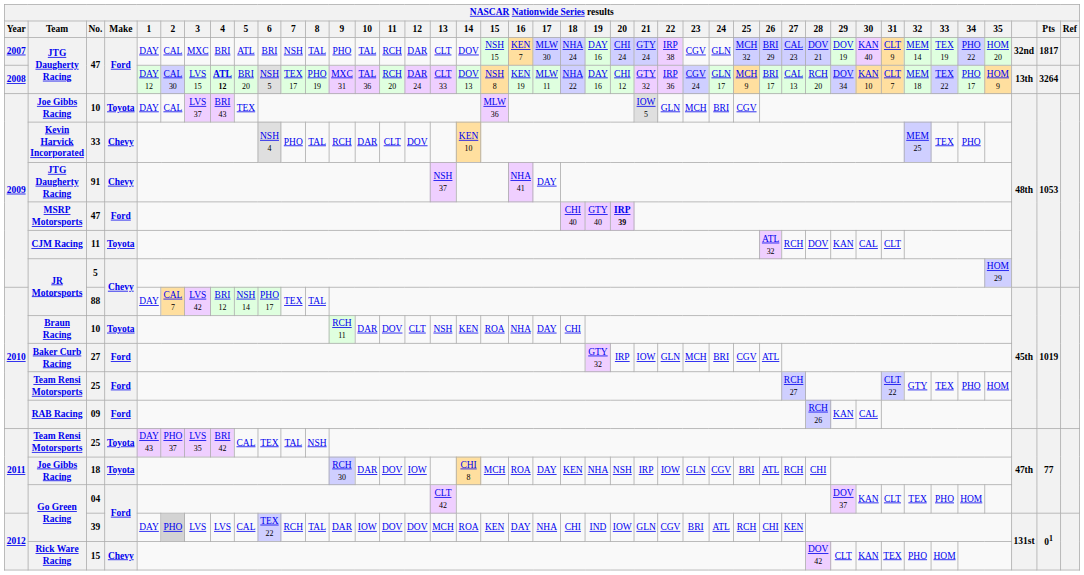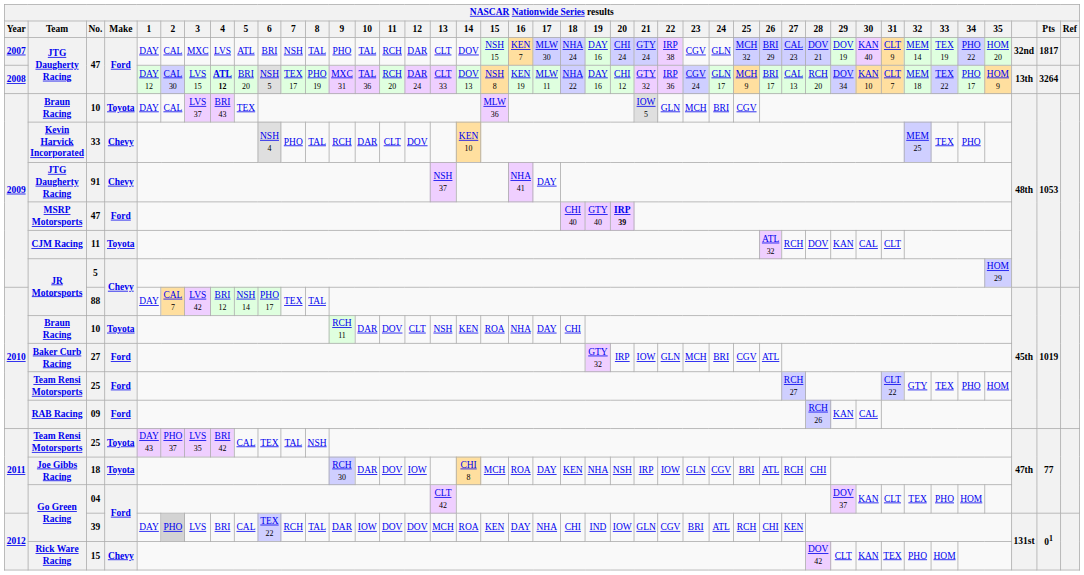(223, 51) BRI -> (223, 51) LVS
(57, 108) Joe Gibbs Racing -> (57, 108) Braun Racing
(223, 527) LVS -> (223, 527) BRI
